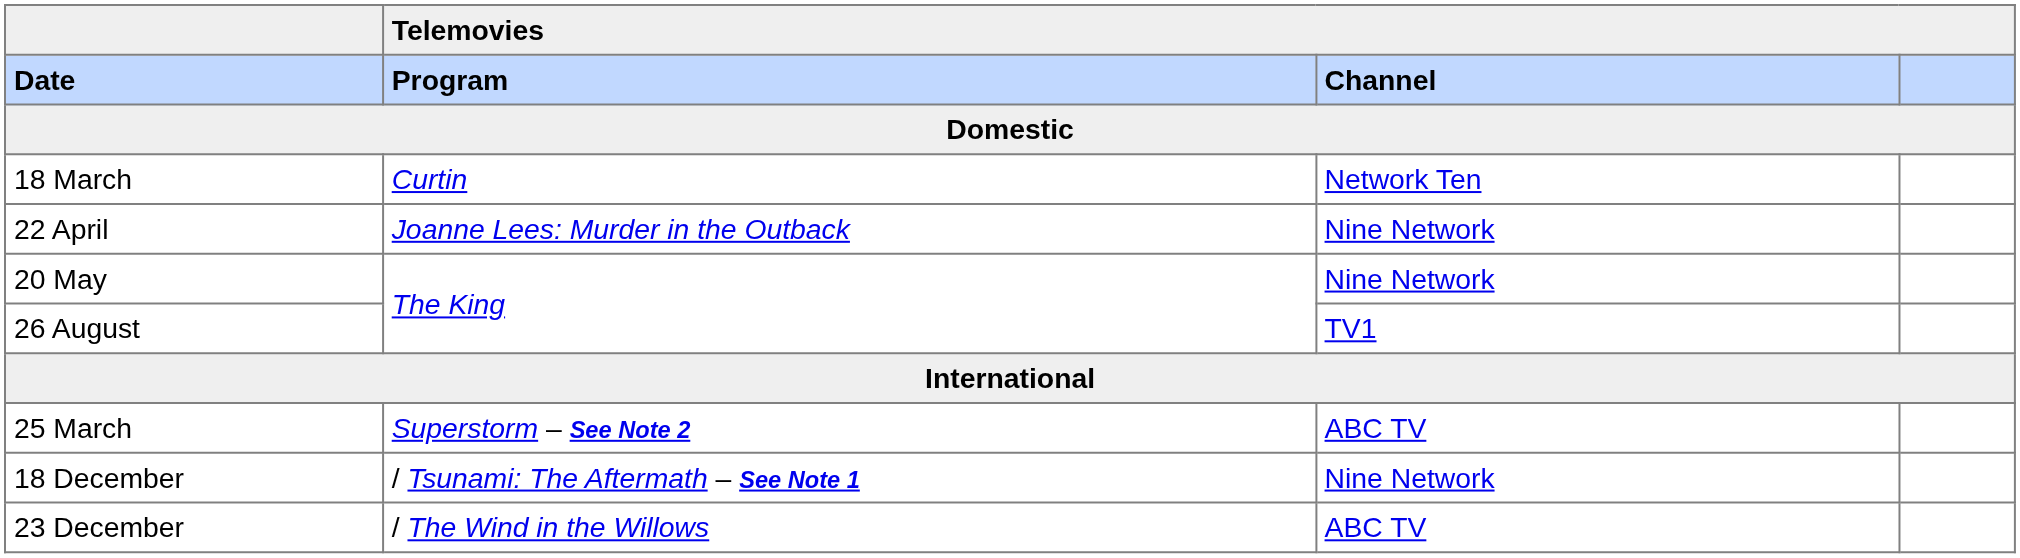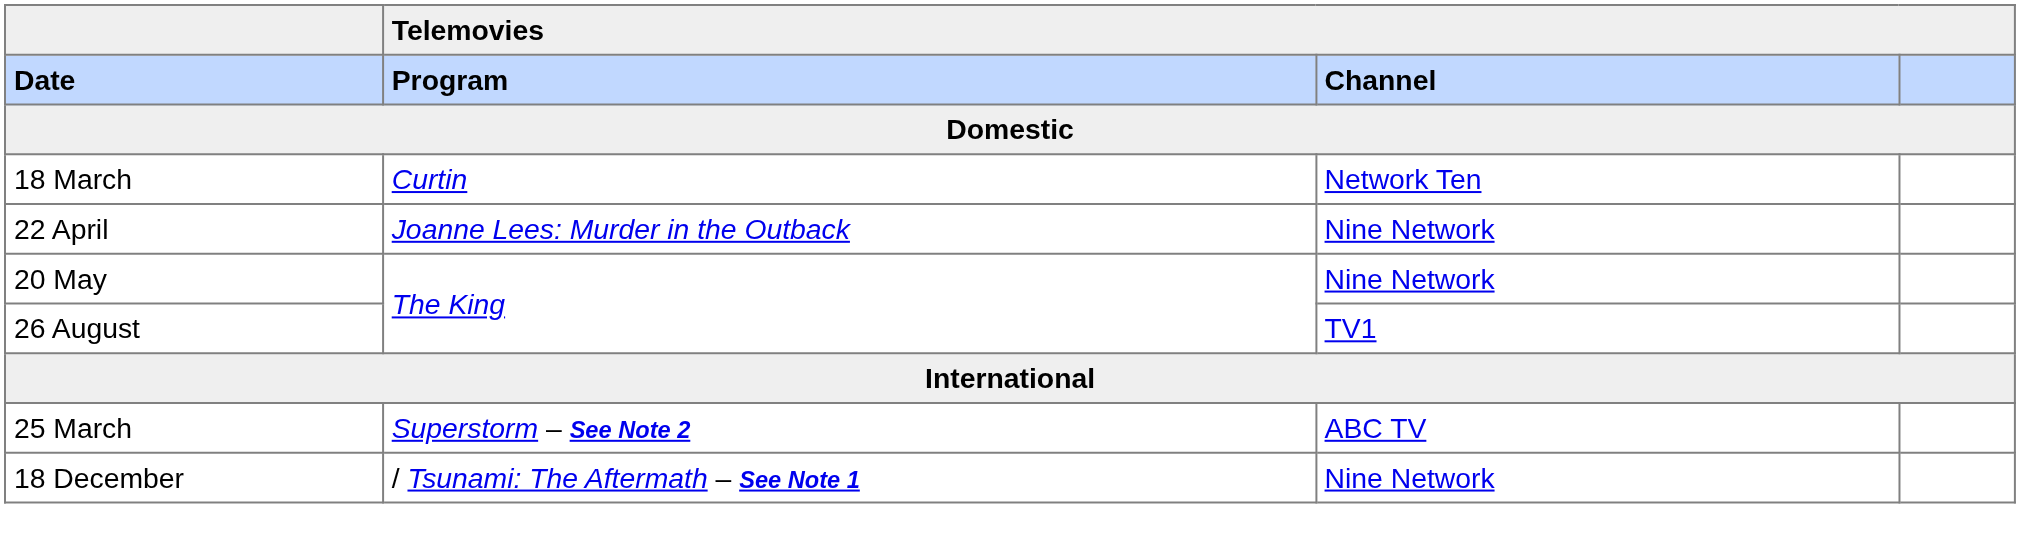- row: (99, 527)
